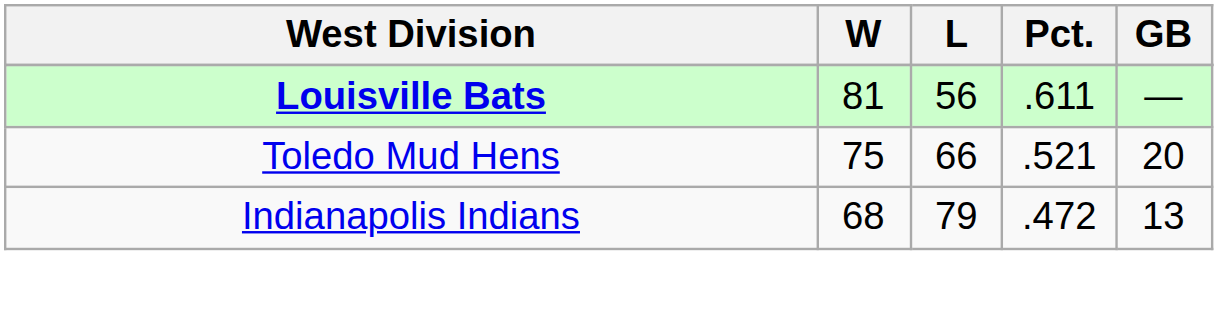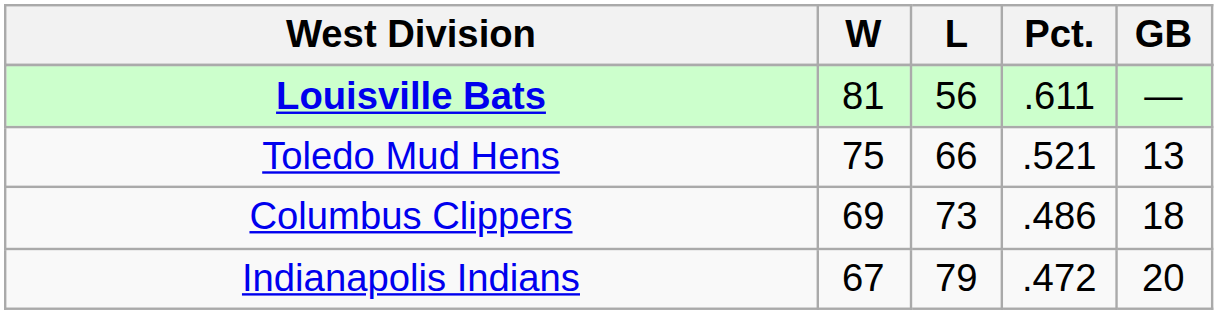(1163, 156) 20 -> (1163, 156) 13
+ row: (411, 216)
(863, 216) 68 -> (863, 277) 67
(1163, 216) 13 -> (1163, 277) 20
